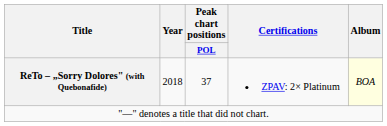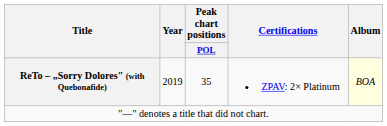(173, 81) 2018 -> (173, 81) 2019
(206, 81) 37 -> (206, 81) 35
